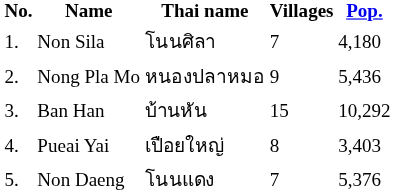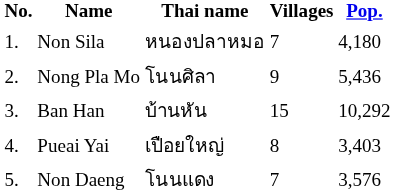(180, 42) โนนศิลา -> (205, 42) หนองปลาหมอ
(205, 76) หนองปลาหมอ -> (180, 76) โนนศิลา
(360, 179) 5,376 -> (360, 179) 3,576
